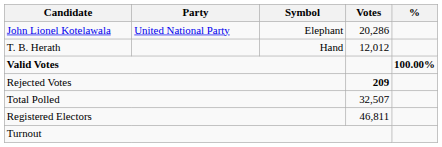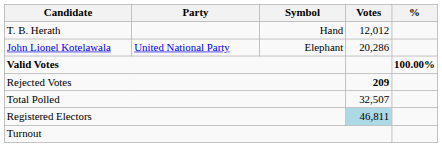rows swapped: (59, 30) <-> (34, 47)
(374, 116) no background -> (374, 116) lightblue background
